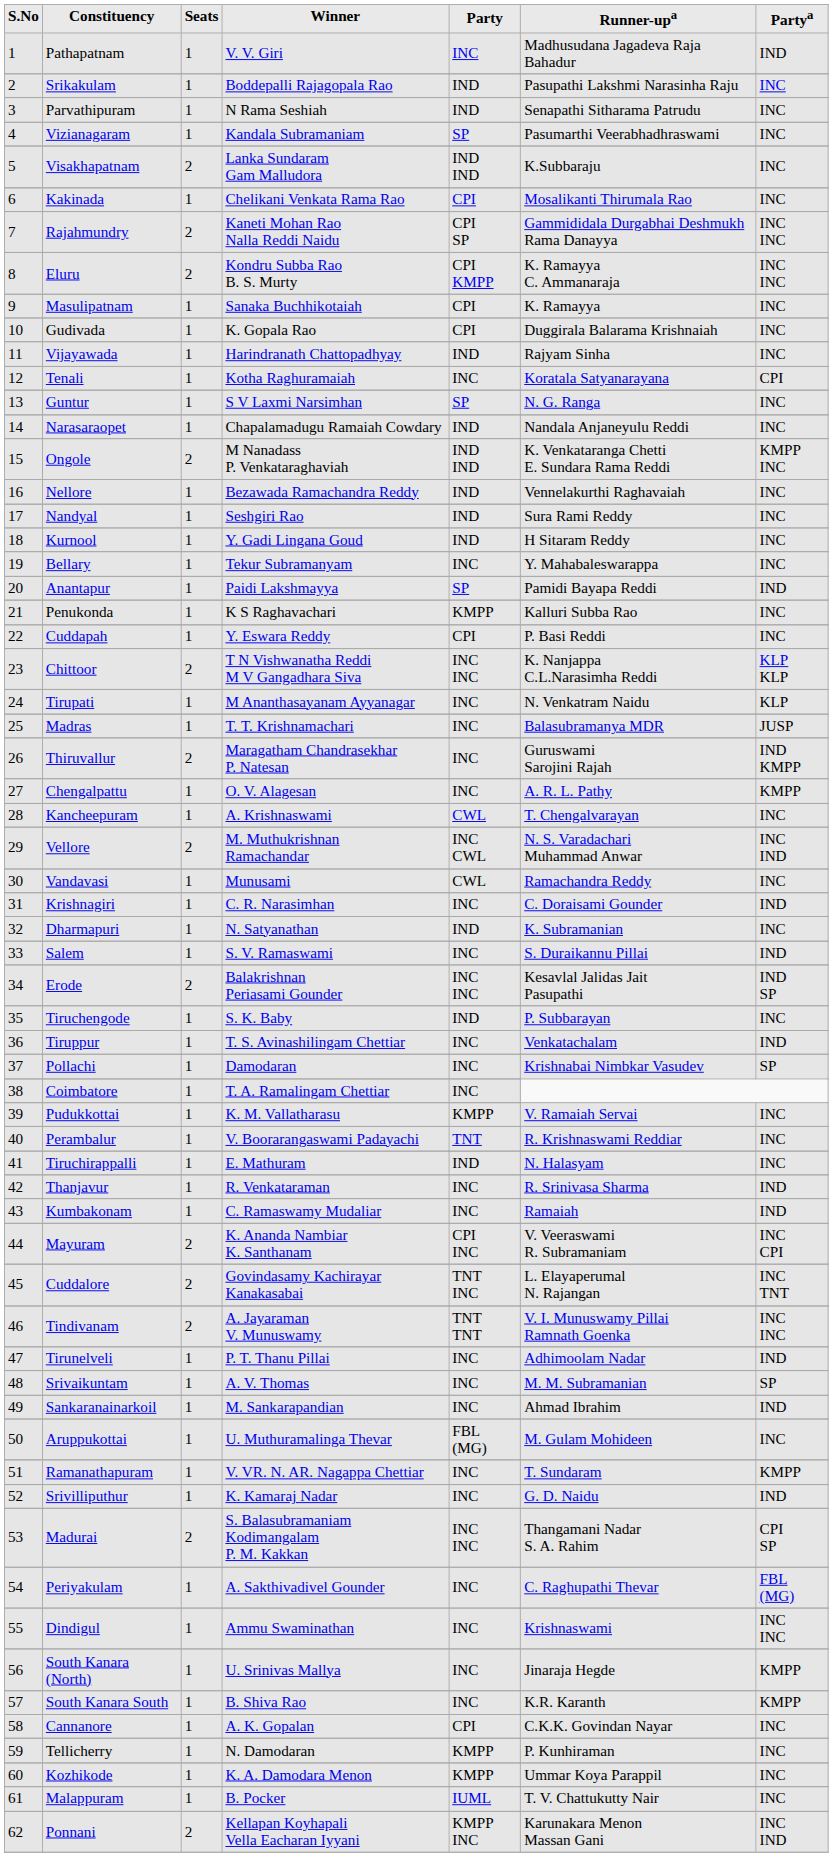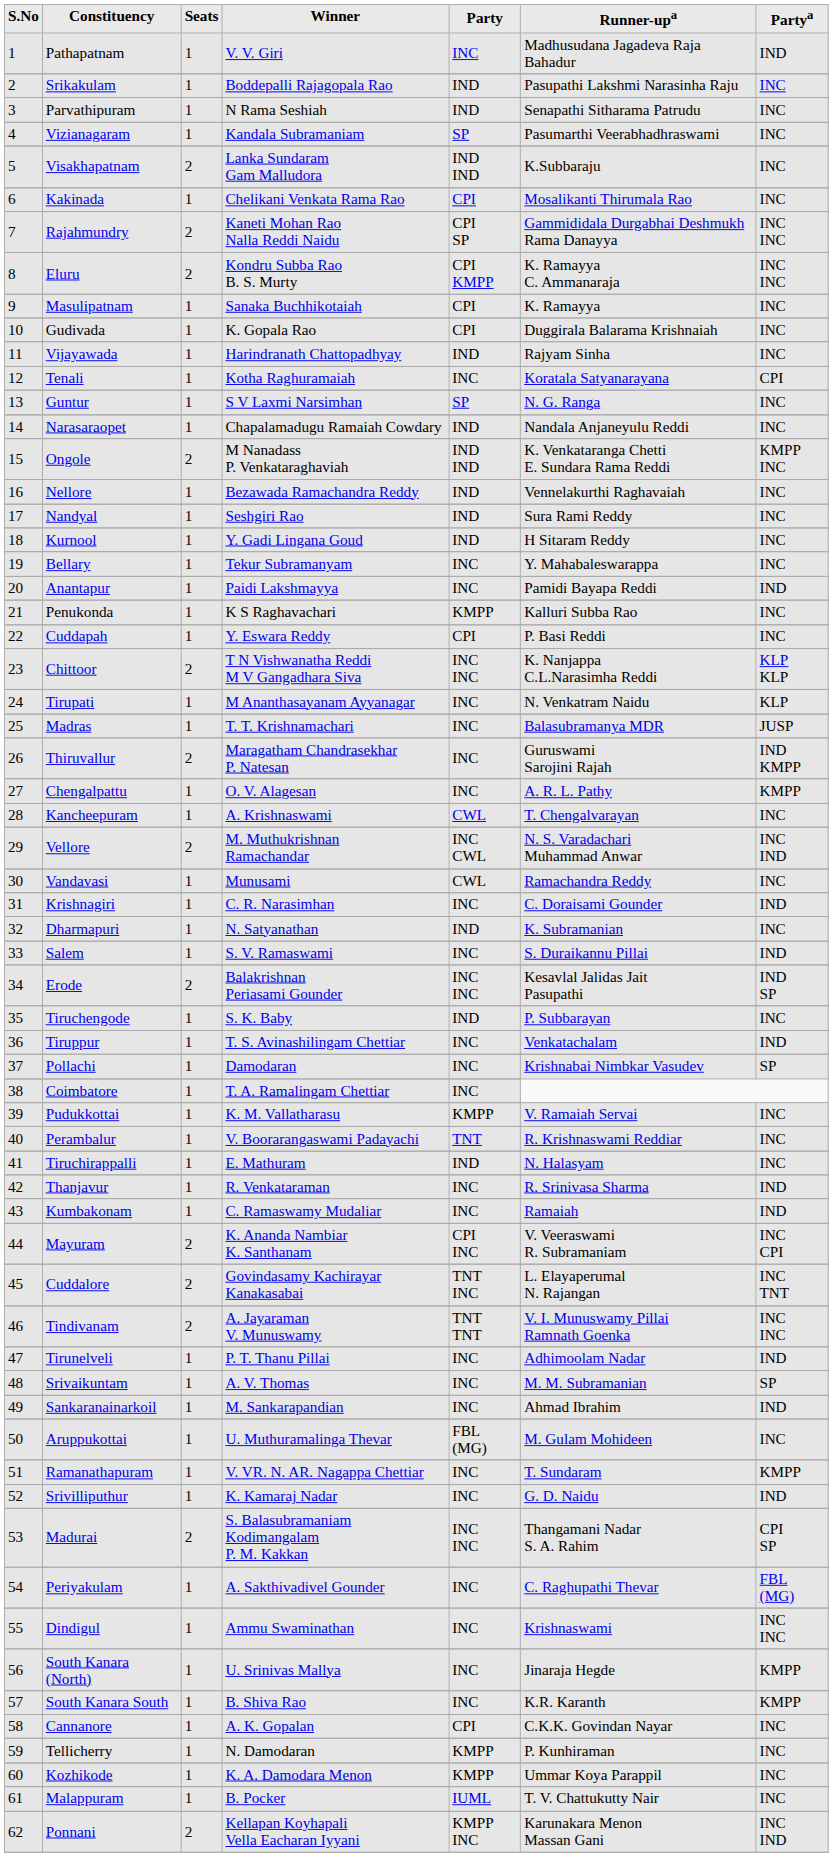(461, 588) SP -> (465, 588) INC
